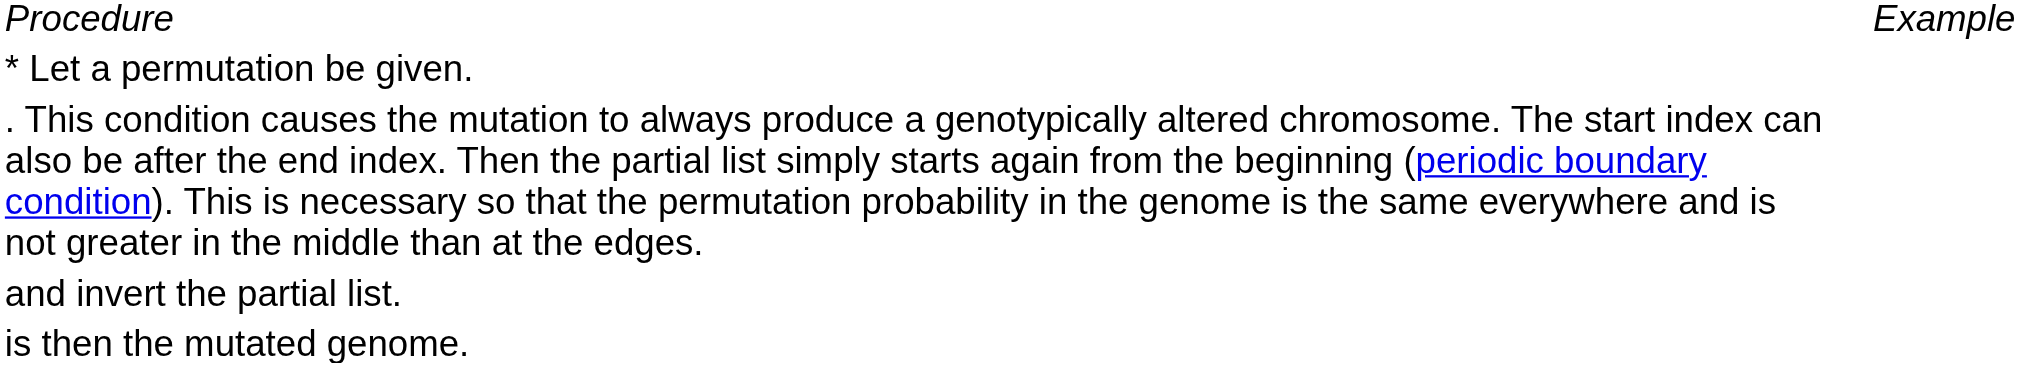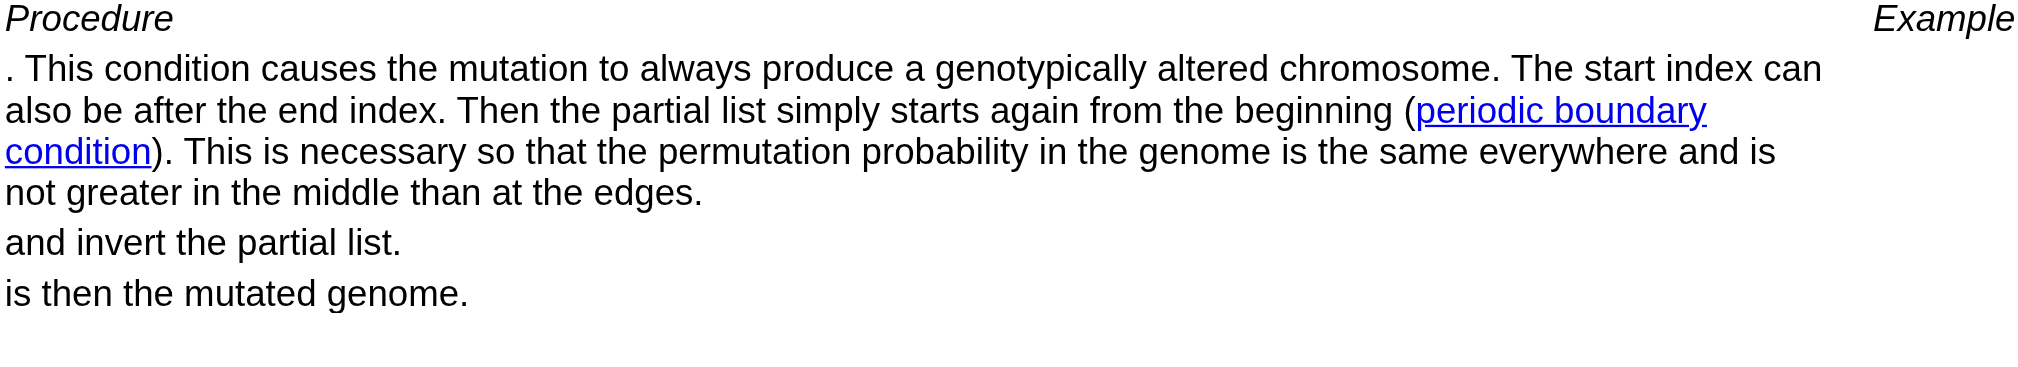- row: (239, 69)
